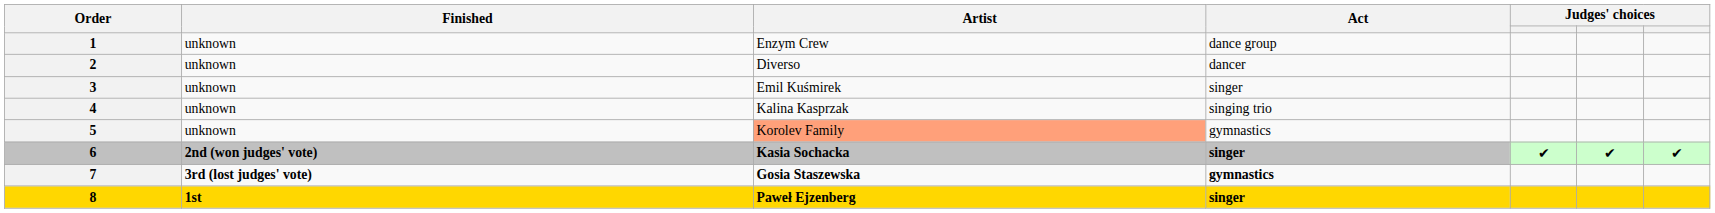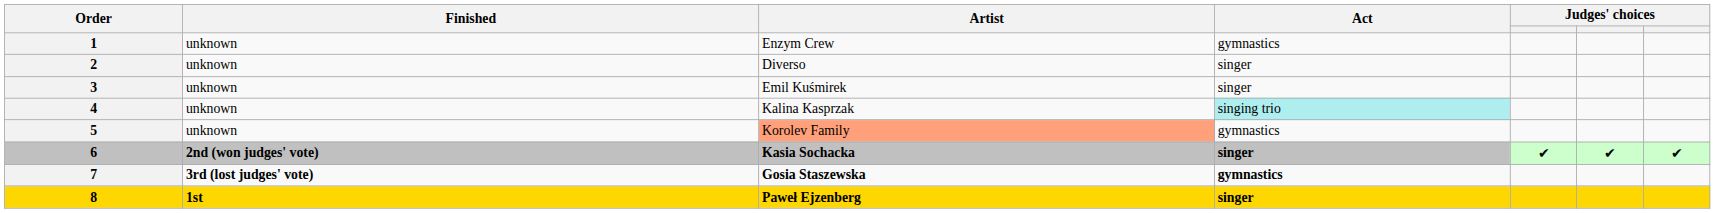(1243, 43) dance group -> (1249, 43) gymnastics
(1227, 65) dancer -> (1235, 65) singer
(1240, 109) no background -> (1249, 109) paleturquoise background
